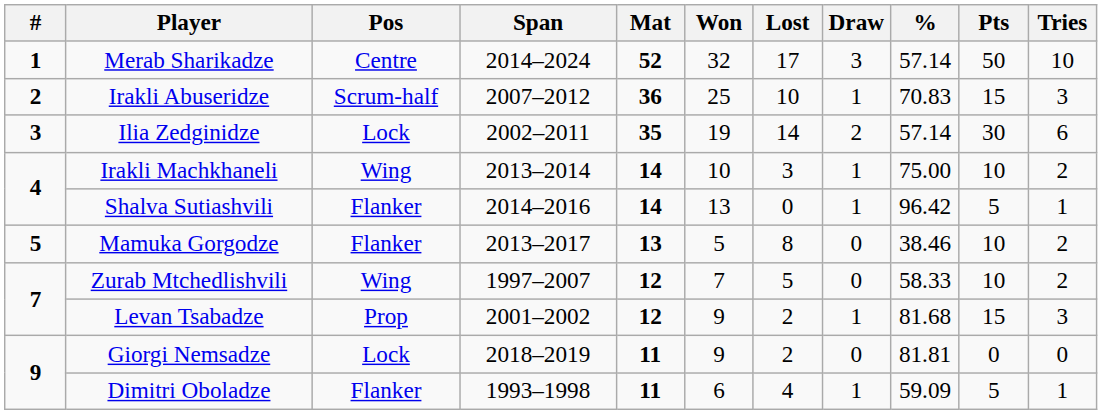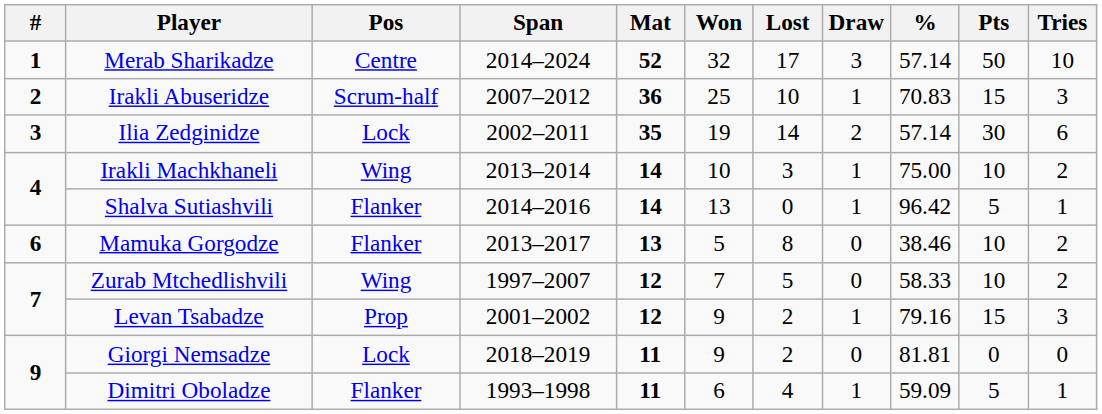(35, 243) 5 -> (35, 243) 6
(925, 317) 81.68 -> (925, 317) 79.16
